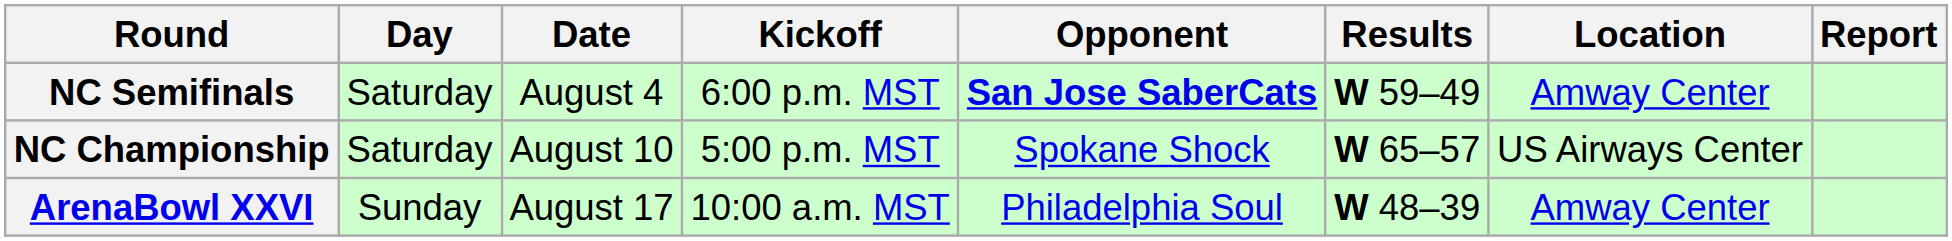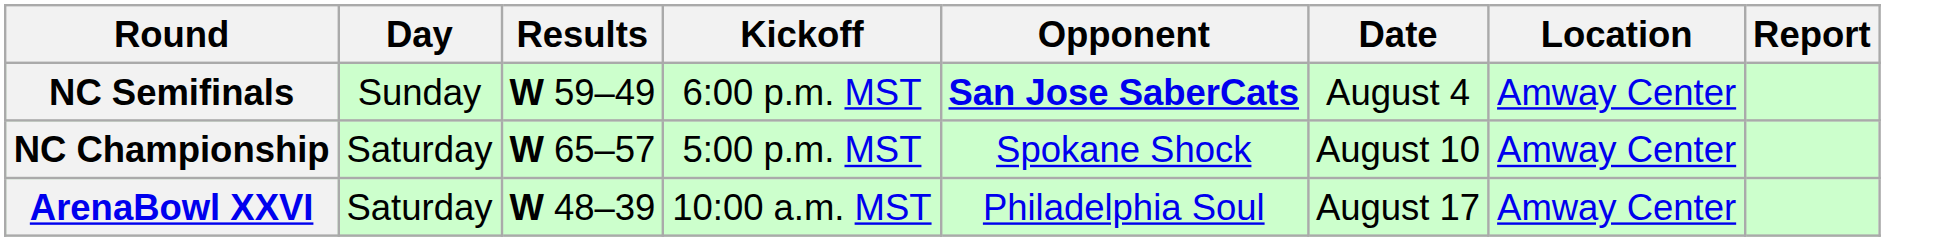columns swapped: (591, 34) <-> (1407, 34)
(419, 92) Saturday -> (419, 92) Sunday
(1650, 150) US Airways Center -> (1617, 150) Amway Center
(419, 208) Sunday -> (419, 208) Saturday
